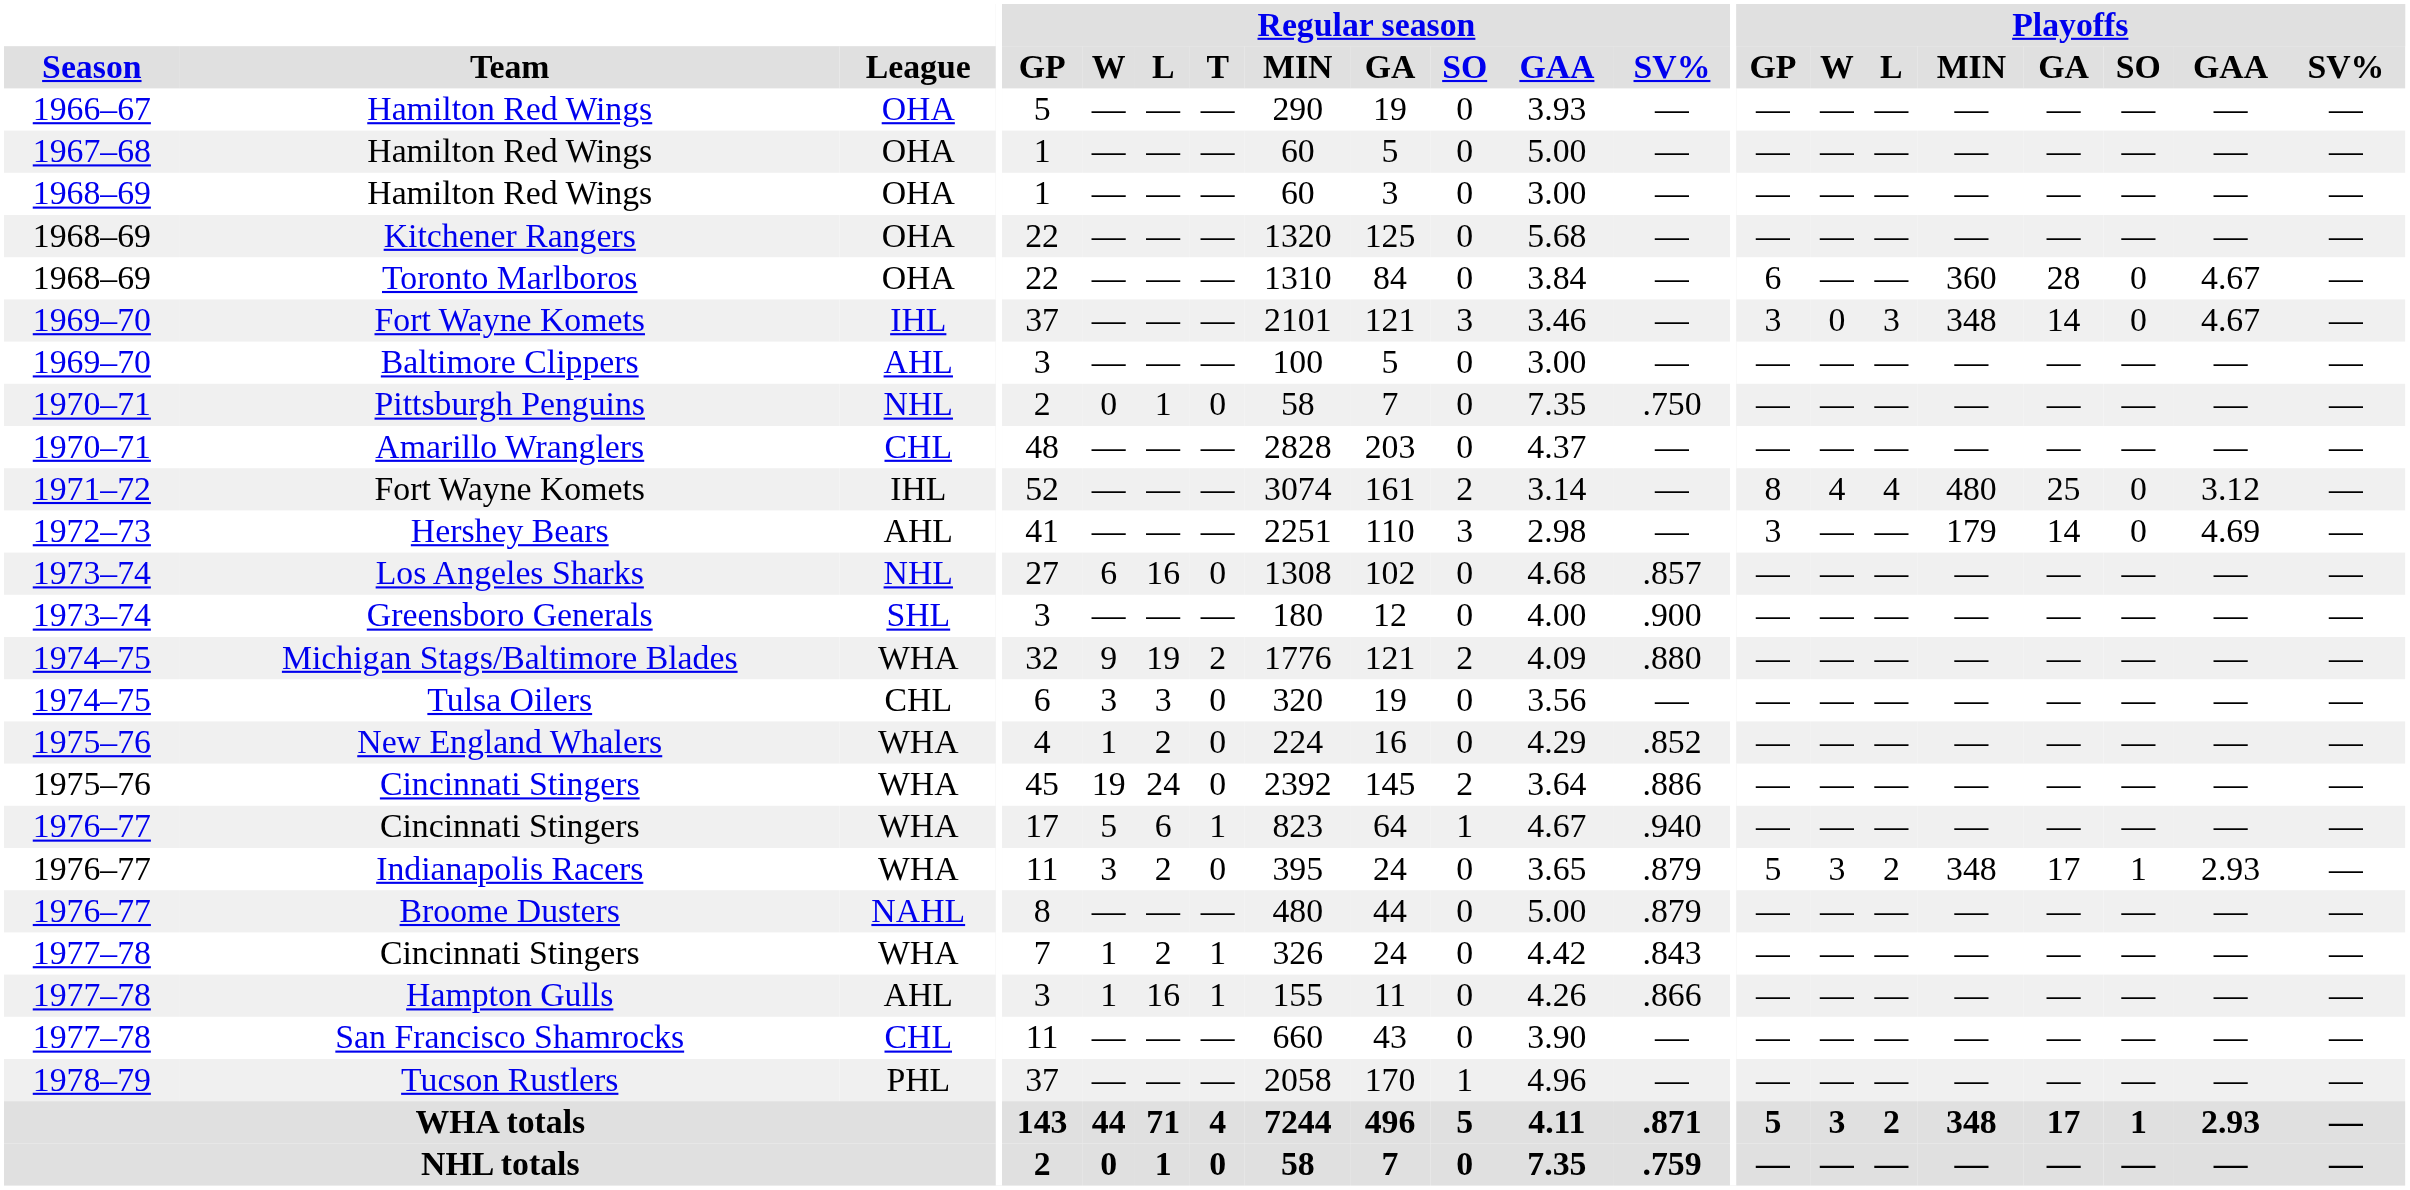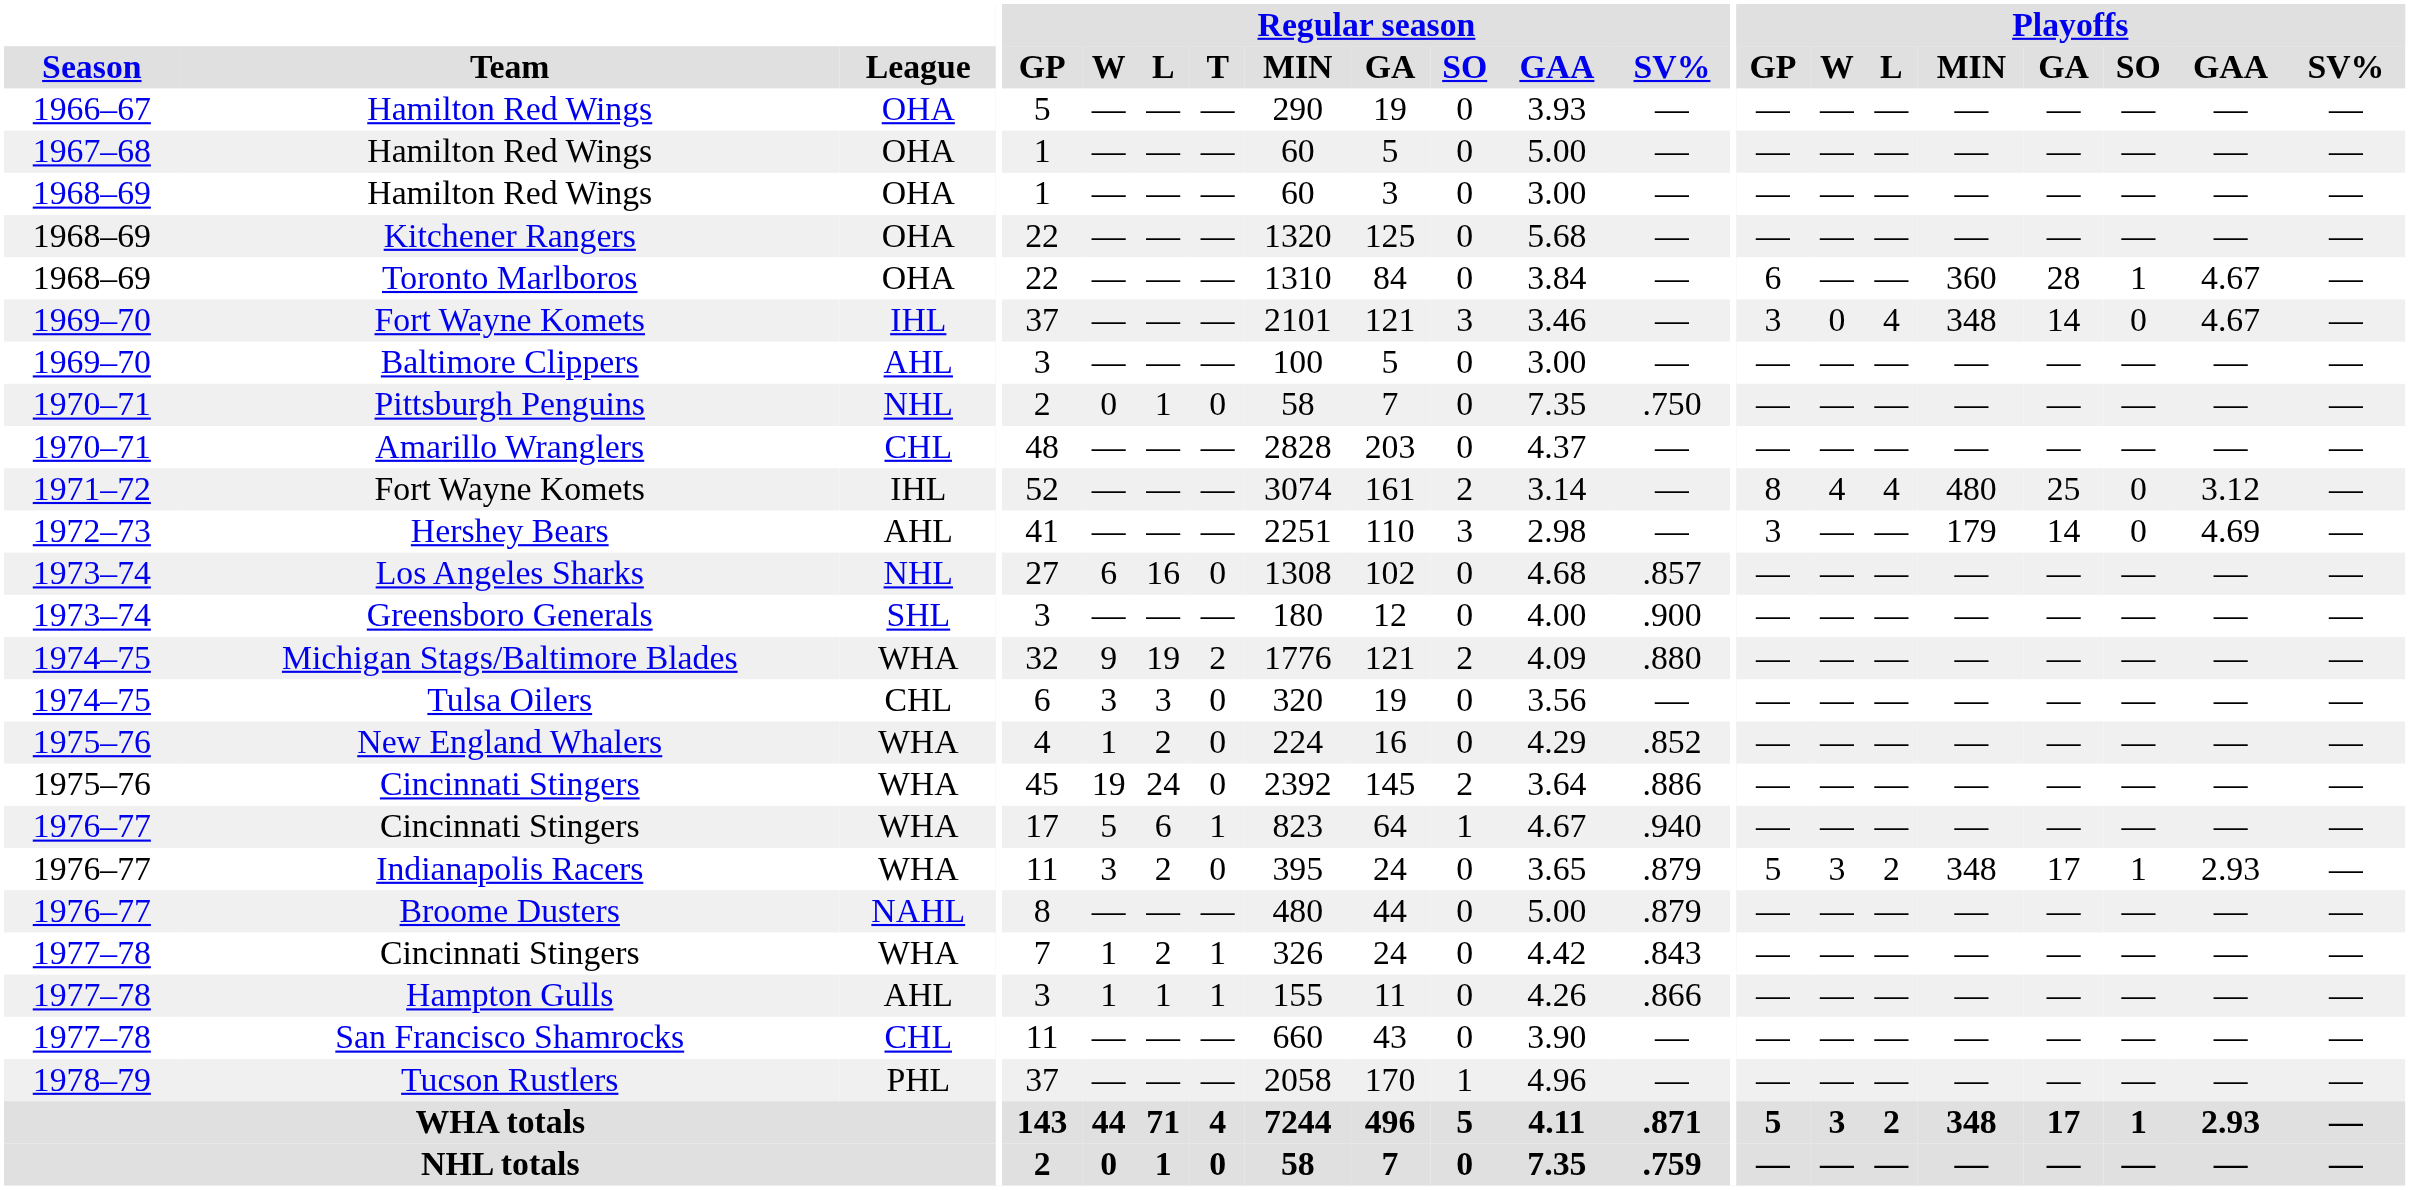(2138, 277) 0 -> (2138, 277) 1
(1891, 319) 3 -> (1891, 319) 4
(1163, 995) 16 -> (1163, 995) 1
